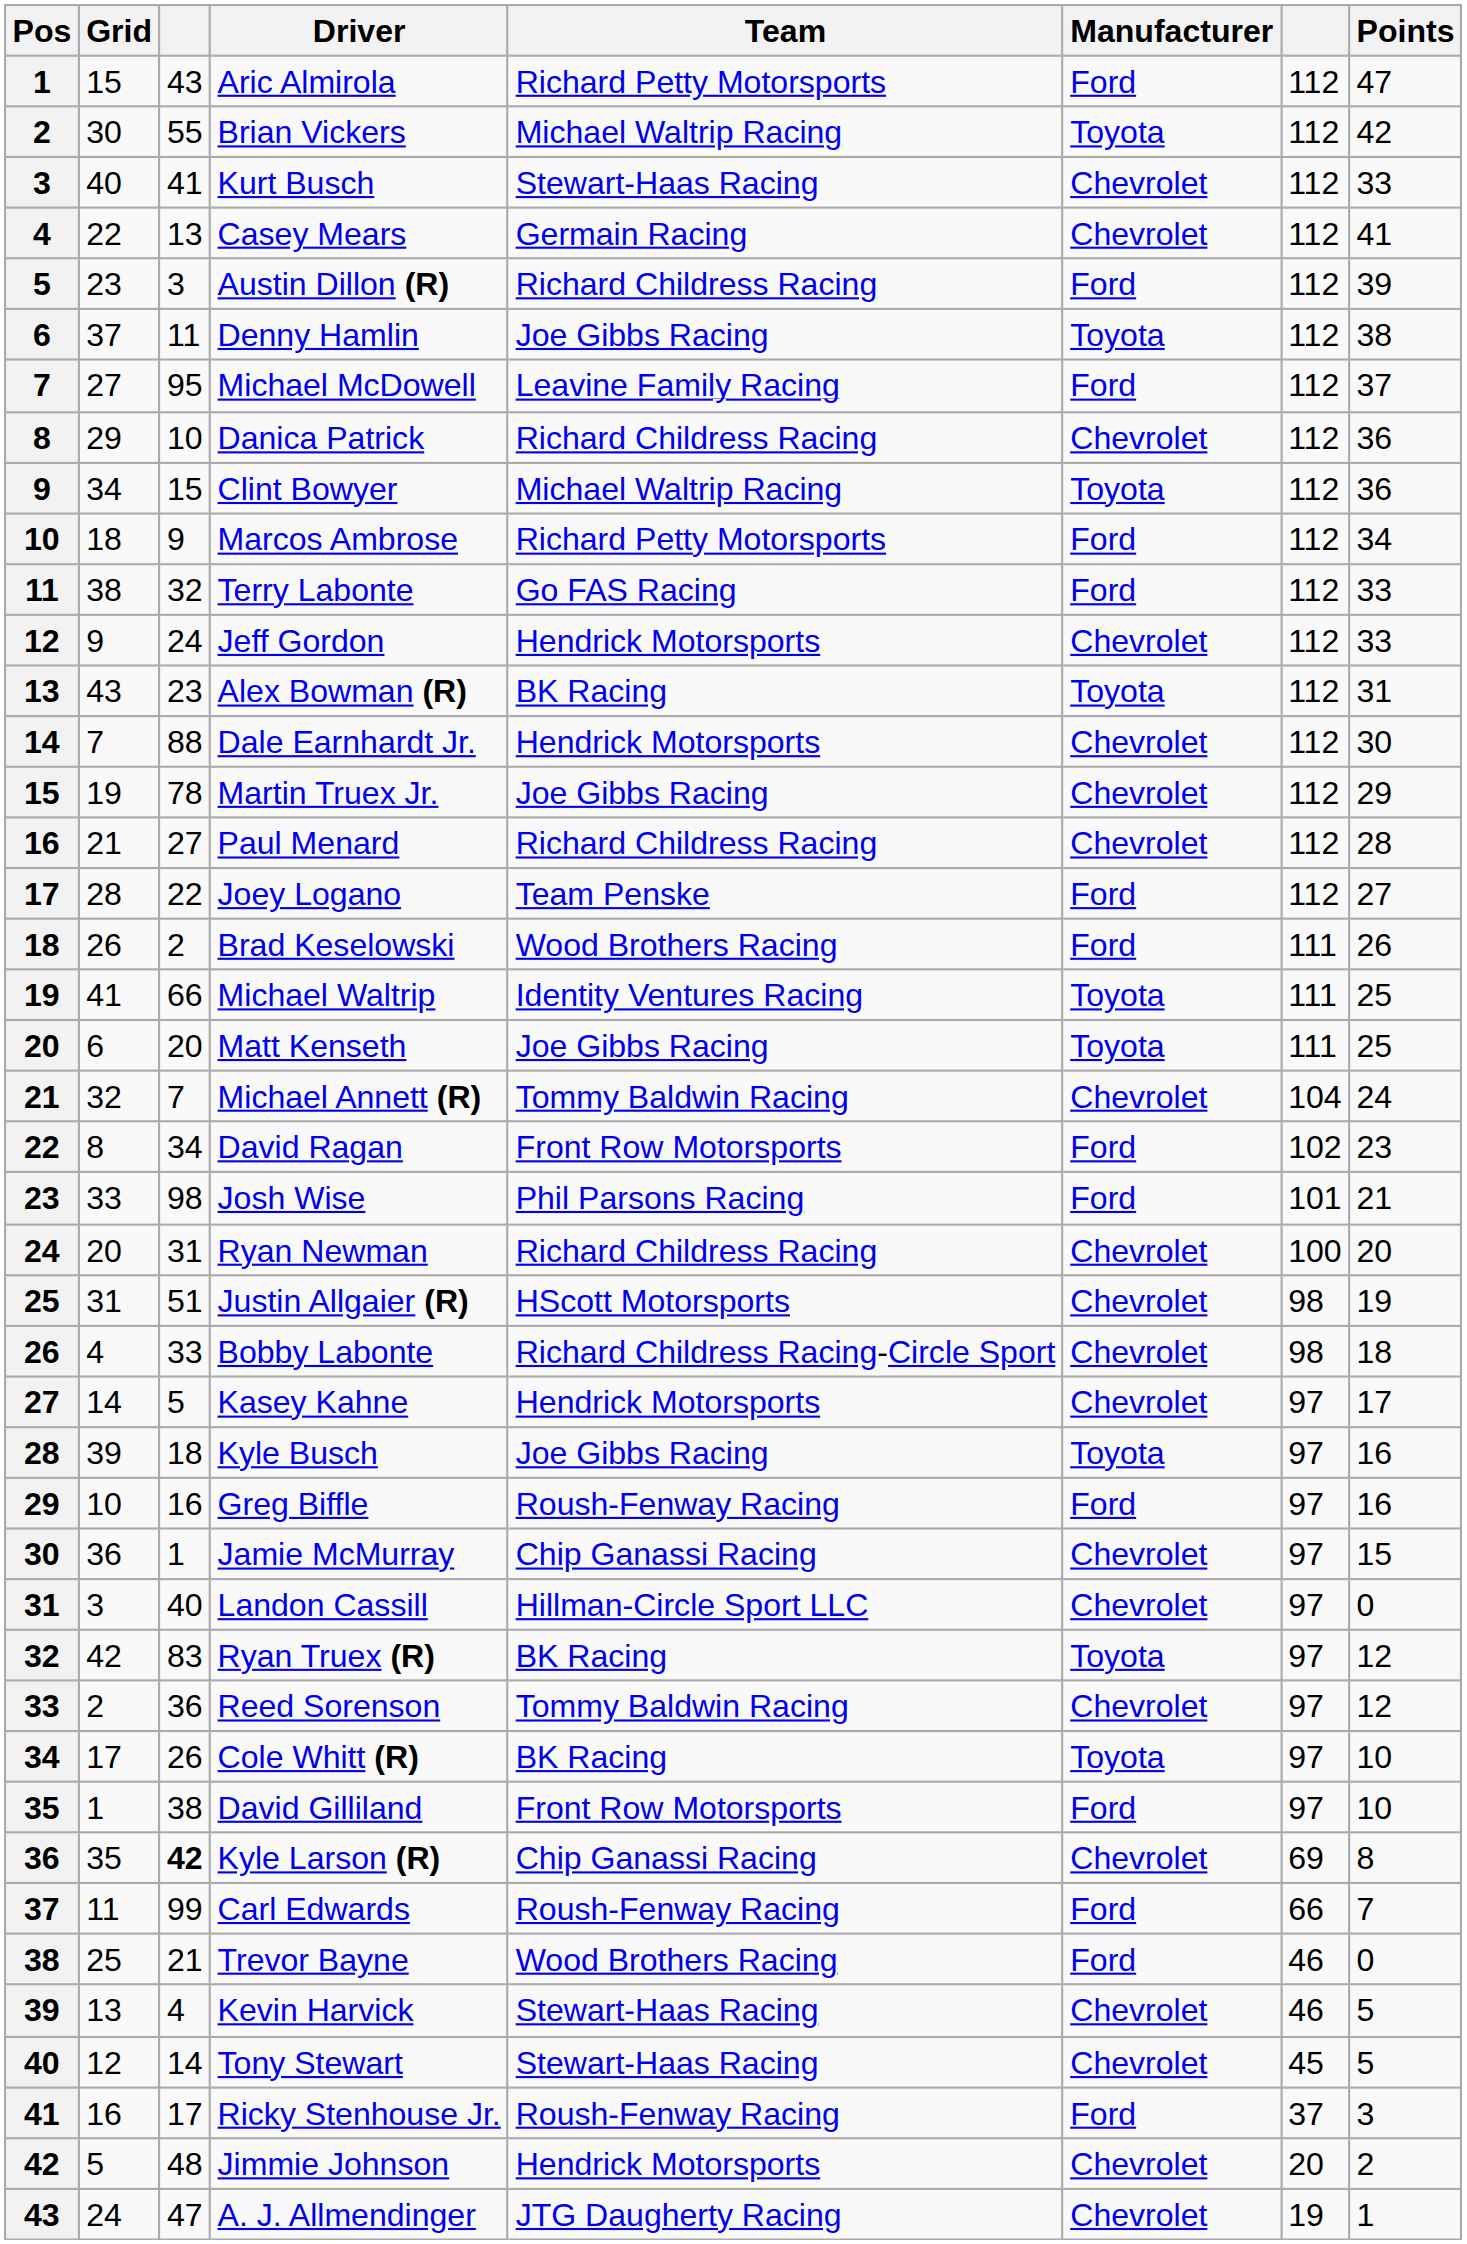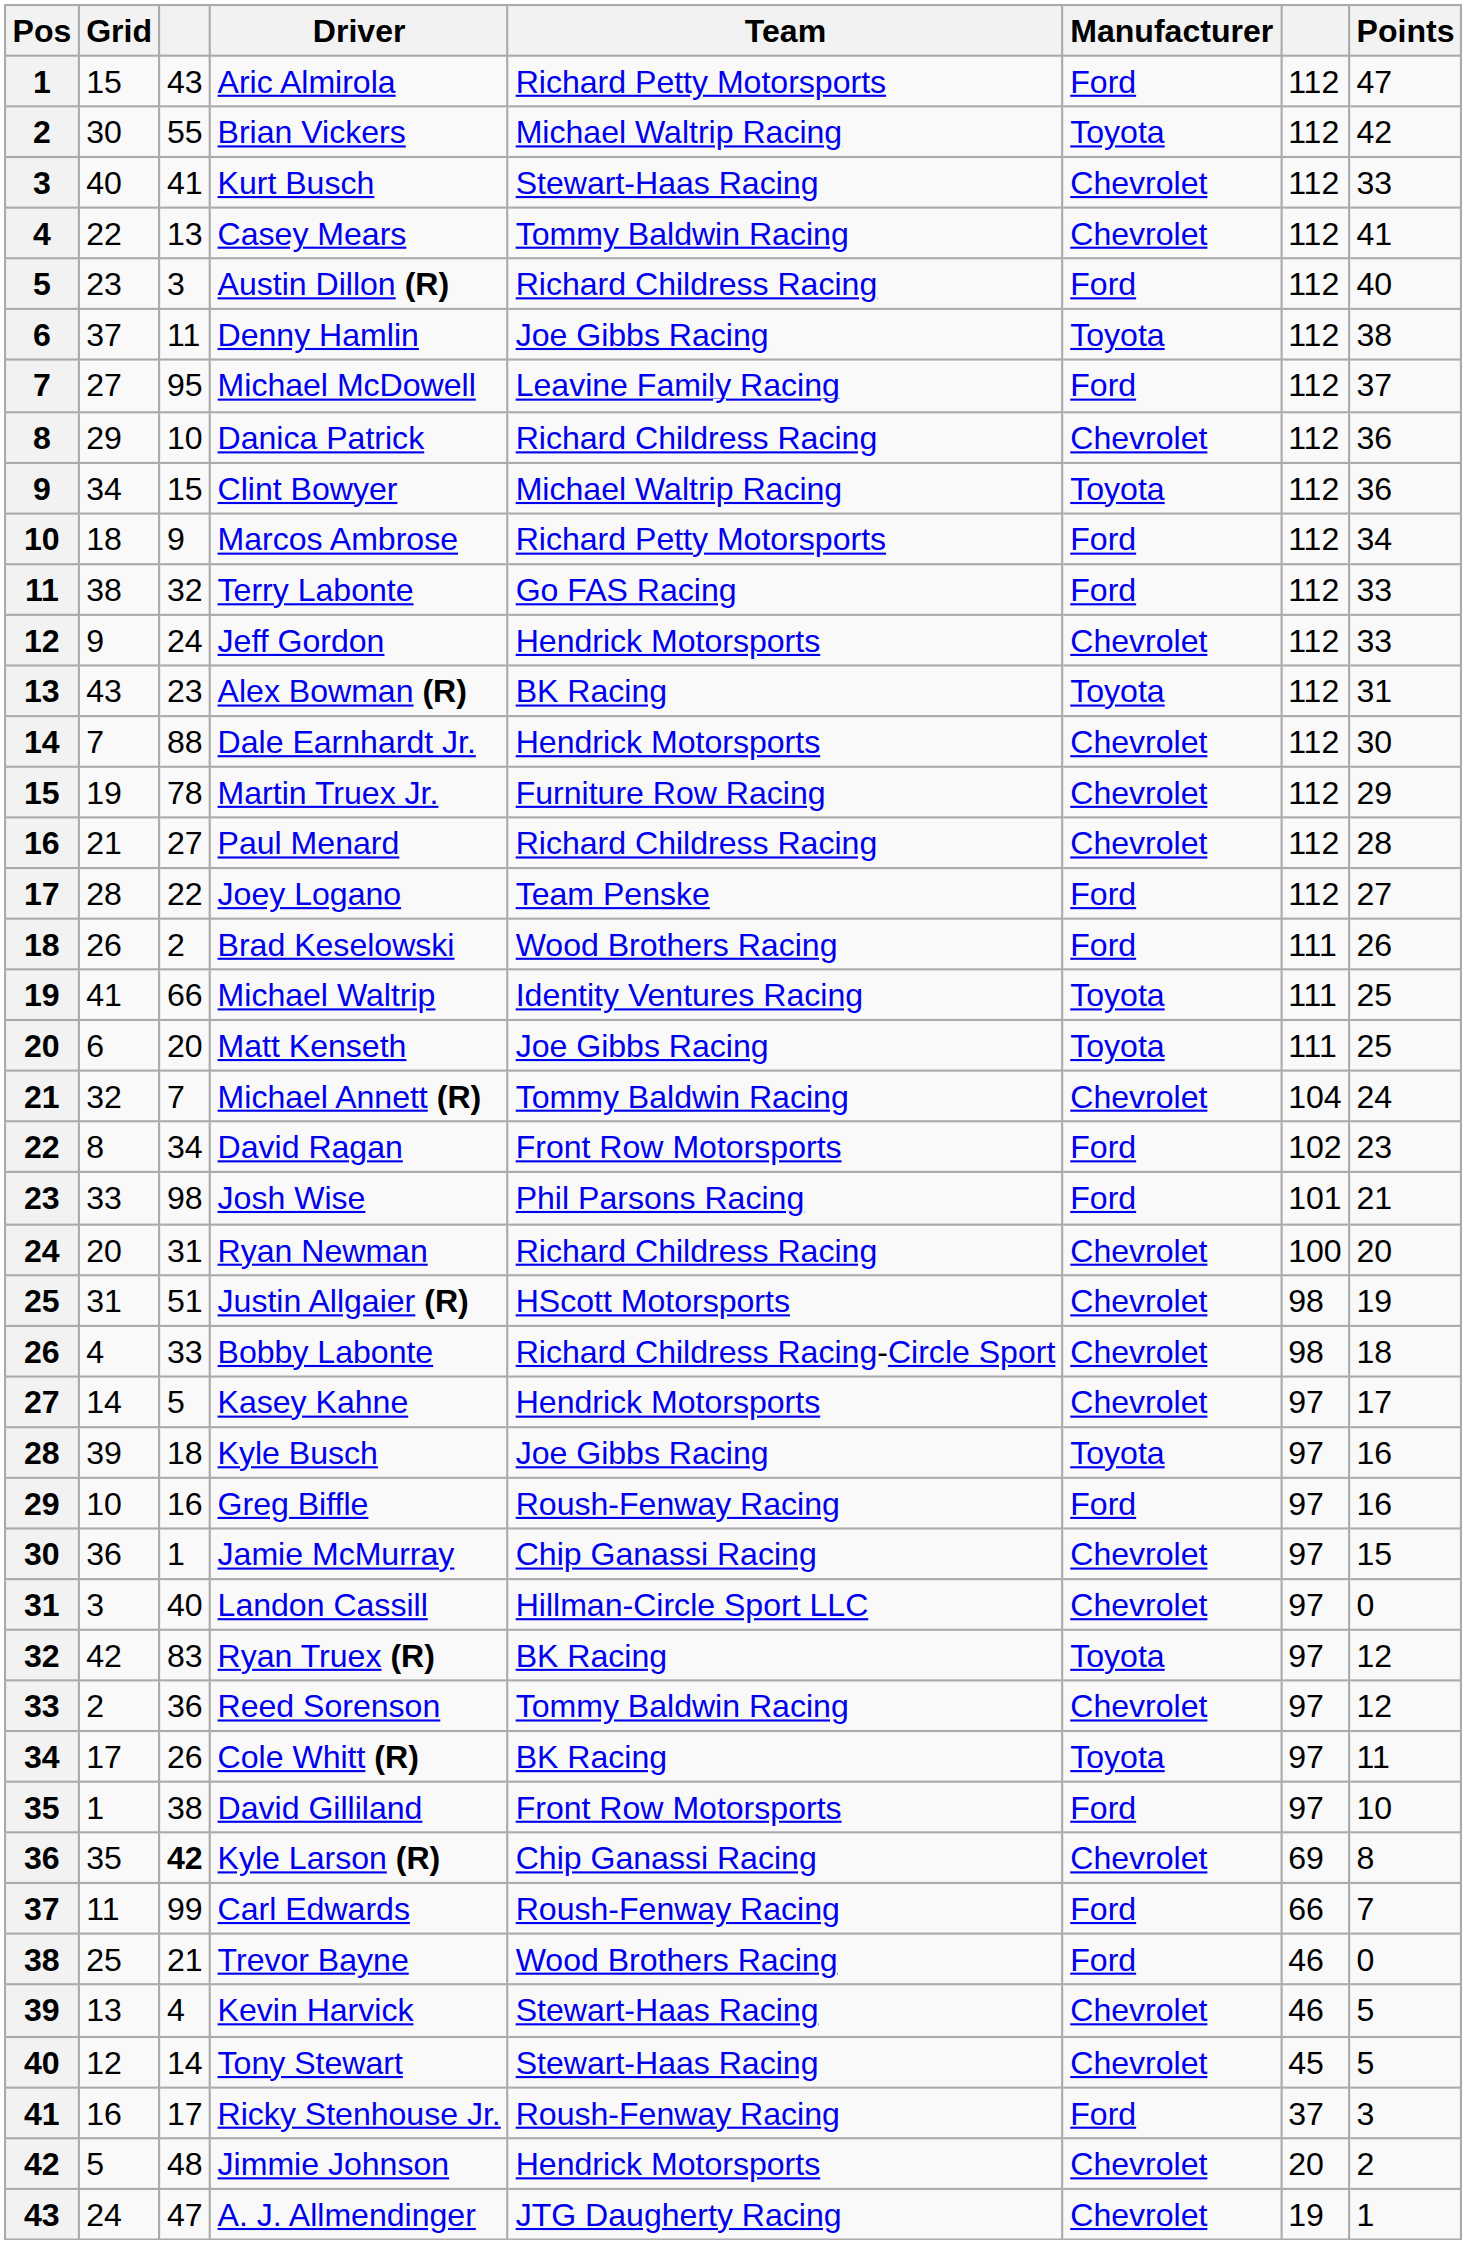(631, 234) Germain Racing -> (682, 234) Tommy Baldwin Racing
(1374, 284) 39 -> (1374, 284) 40
(642, 792) Joe Gibbs Racing -> (671, 792) Furniture Row Racing
(1374, 1757) 10 -> (1373, 1757) 11
